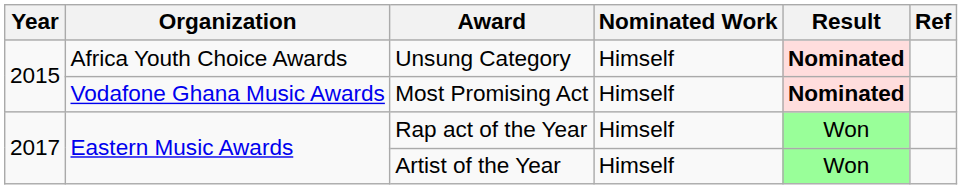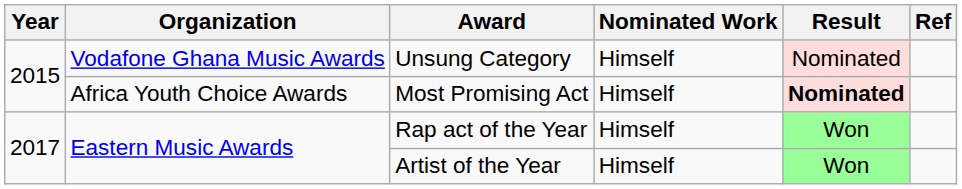(209, 58) Africa Youth Choice Awards -> (228, 58) Vodafone Ghana Music Awards
(846, 58) bold -> (846, 58) normal
(228, 93) Vodafone Ghana Music Awards -> (209, 93) Africa Youth Choice Awards
